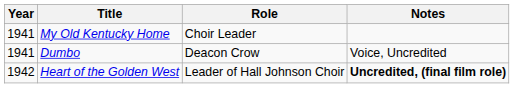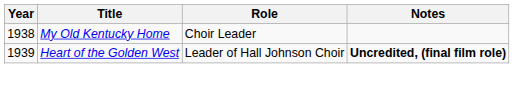(21, 33) 1941 -> (21, 33) 1938
- row: (60, 53)
(21, 72) 1942 -> (21, 53) 1939
